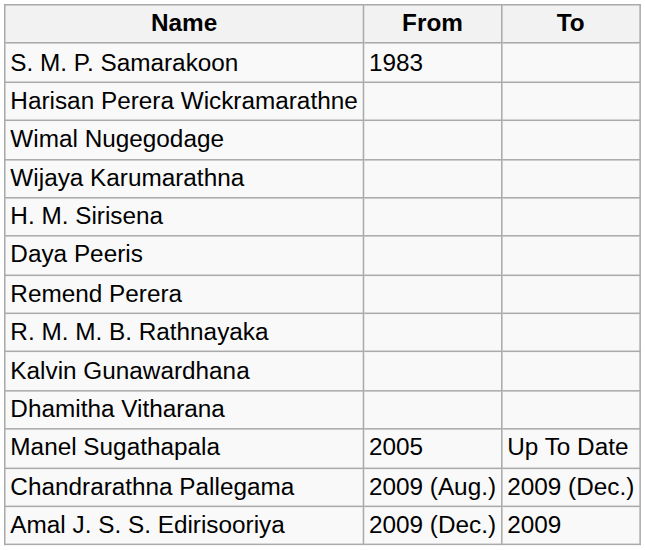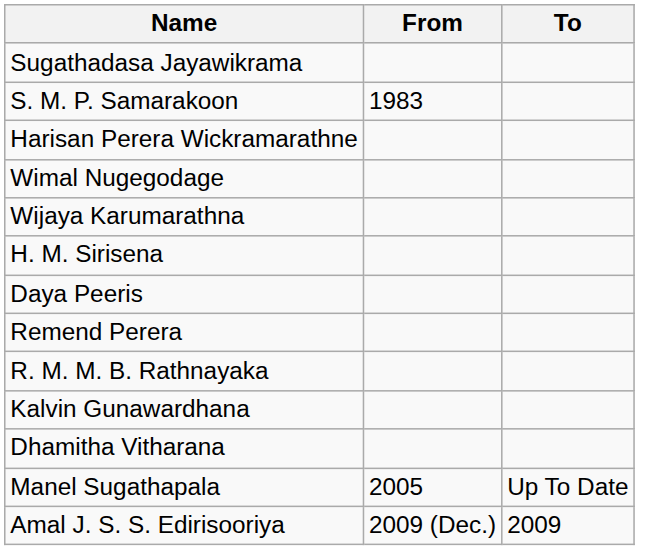+ row: (156, 62)
- row: (152, 486)
